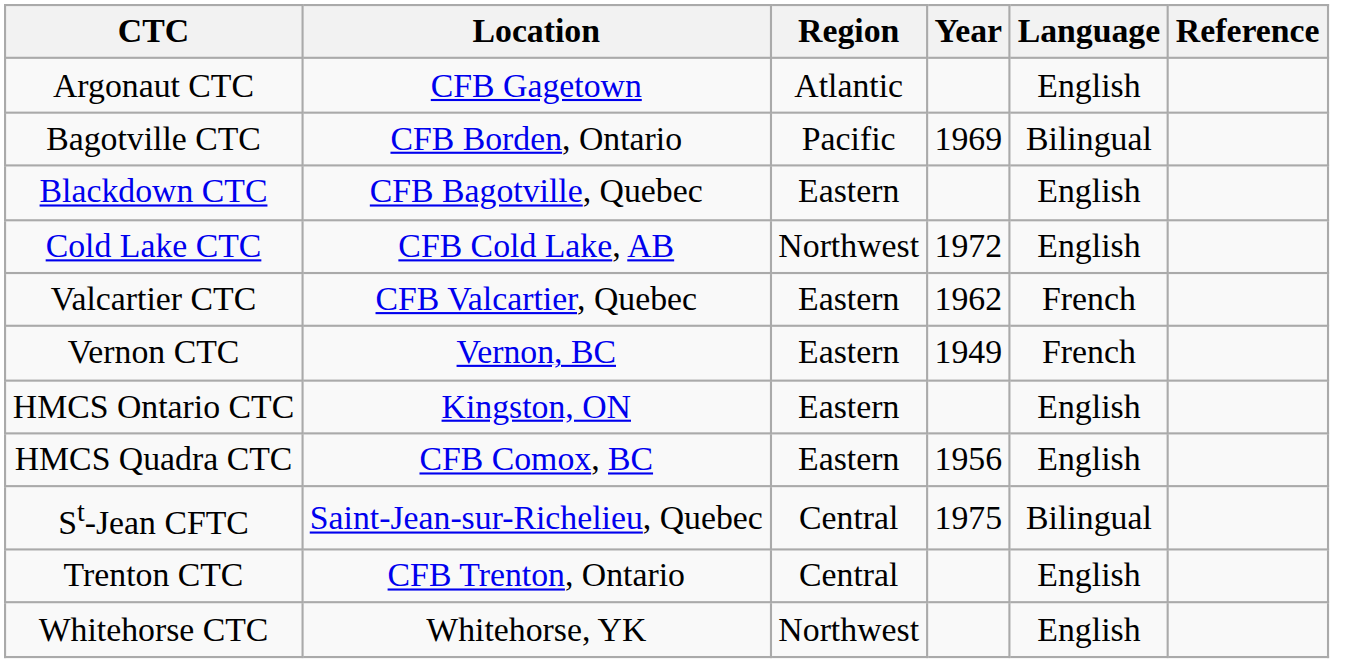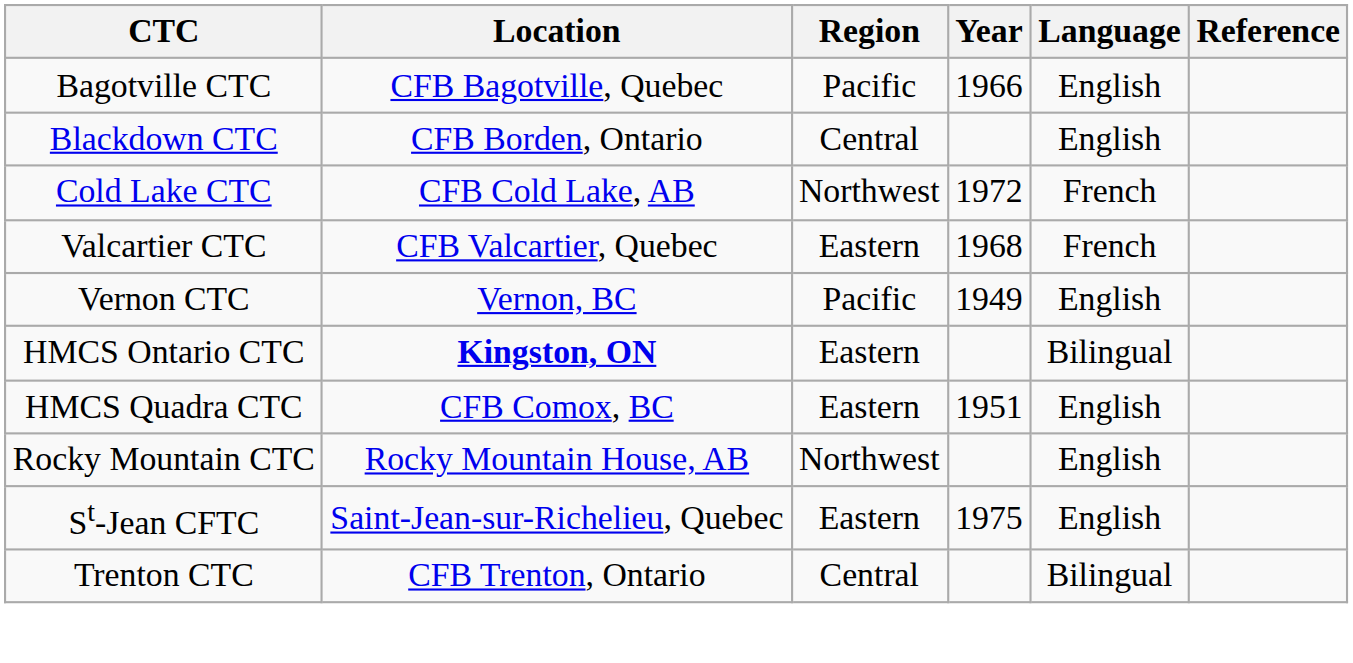- row: (153, 84)
(536, 138) CFB Borden, Ontario -> (557, 84) CFB Bagotville, Quebec
(968, 138) 1969 -> (989, 84) 1966
(1089, 138) Bilingual -> (1110, 84) English
(536, 191) CFB Bagotville, Quebec -> (557, 138) CFB Borden, Ontario
(849, 191) Eastern -> (869, 138) Central
(1089, 245) English -> (1110, 191) French
(968, 298) 1962 -> (989, 245) 1968
(849, 352) Eastern -> (869, 298) Pacific
(1089, 352) French -> (1110, 298) English
(536, 406) normal -> (557, 352) bold
(1089, 406) English -> (1110, 352) Bilingual
(968, 459) 1956 -> (989, 406) 1951
+ row: (164, 459)
(849, 517) Central -> (869, 517) Eastern
(1089, 517) Bilingual -> (1110, 517) English
(1089, 575) English -> (1110, 575) Bilingual
- row: (154, 629)
